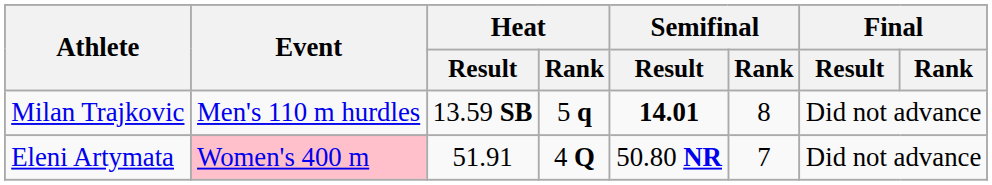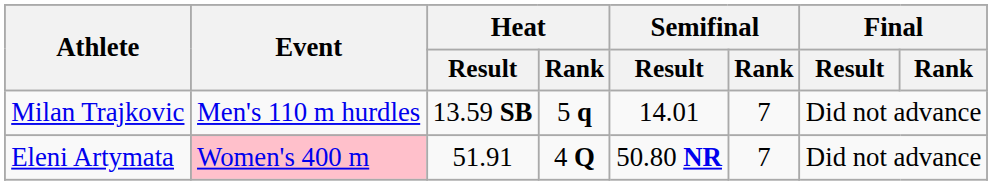(669, 112) bold -> (669, 112) normal
(764, 112) 8 -> (764, 112) 7
